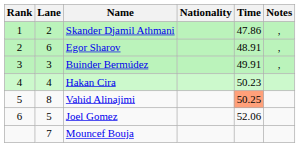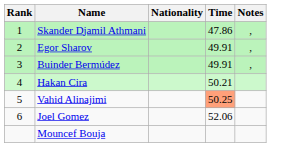- column: (49, 13)
(249, 47) 48.91 -> (220, 47) 49.91
(249, 82) 50.23 -> (220, 82) 50.21
